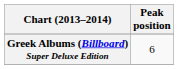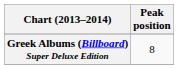(152, 49) 6 -> (152, 49) 8
